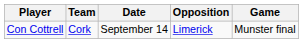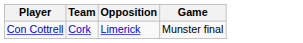- column: (134, 13)
